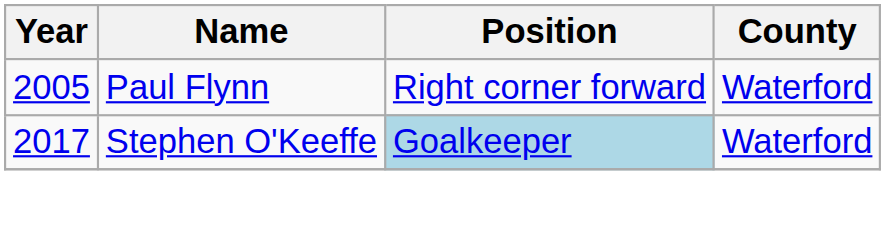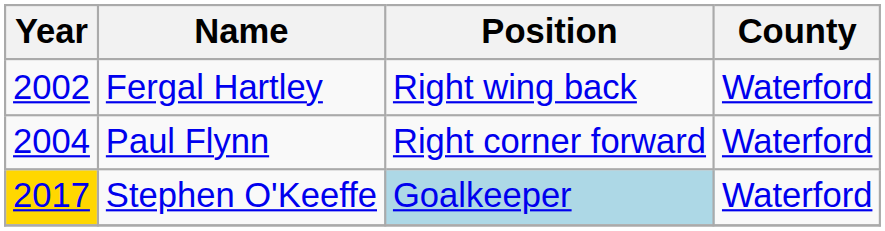+ row: (214, 86)
(51, 86) 2005 -> (51, 141) 2004
(51, 141) no background -> (51, 196) gold background
